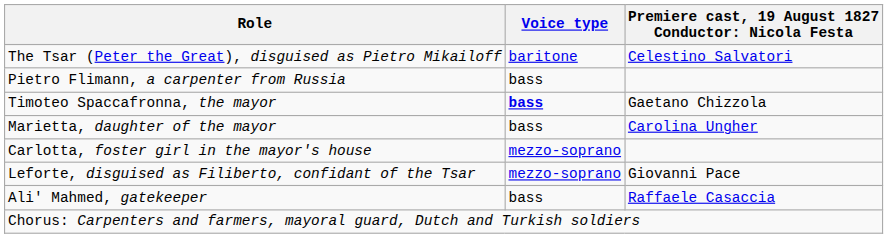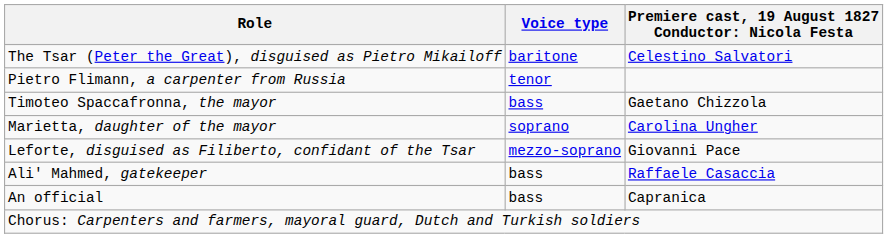(526, 80) bass -> (530, 80) tenor
(526, 104) bold -> (526, 104) normal
(526, 127) bass -> (539, 127) soprano
- row: (190, 151)
+ row: (56, 198)
